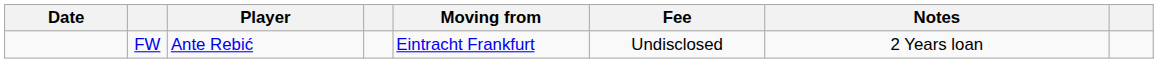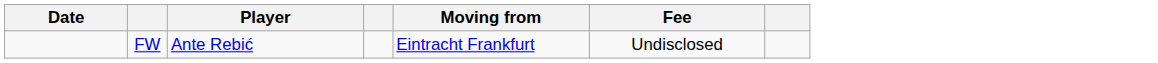- column: (937, 17)
